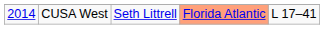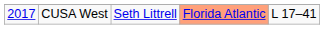(21, 14) 2014 -> (21, 14) 2017
